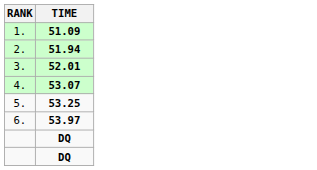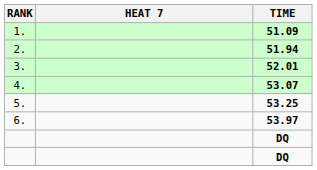+ column: (144, 13)
